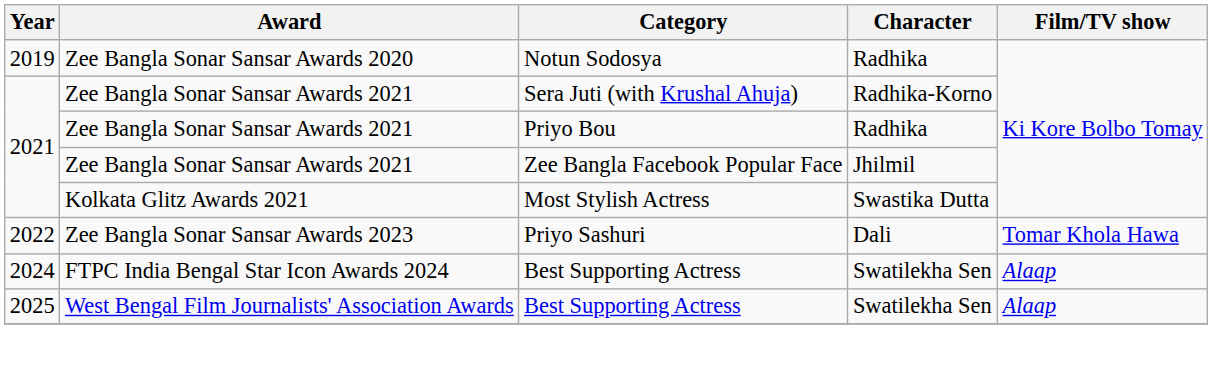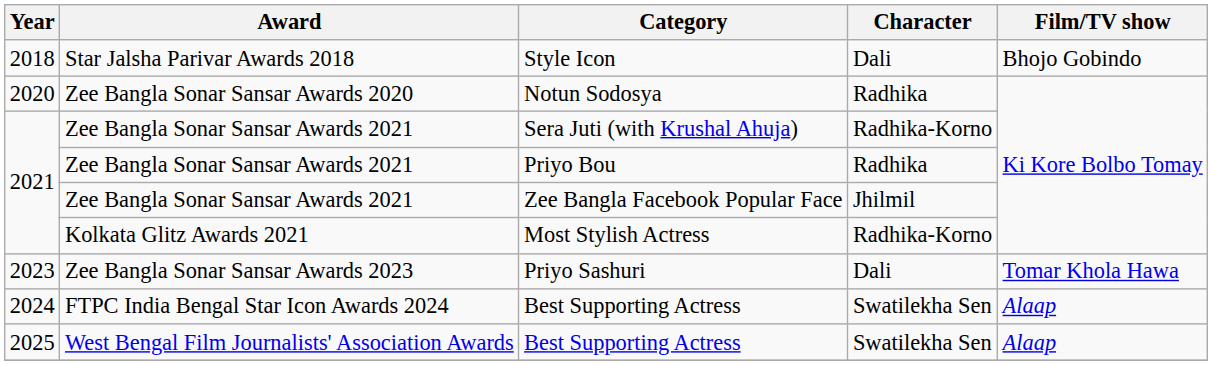+ row: (210, 57)
(32, 57) 2019 -> (32, 93) 2020
(921, 199) Swastika Dutta -> (923, 235) Radhika-Korno
(32, 235) 2022 -> (32, 270) 2023
